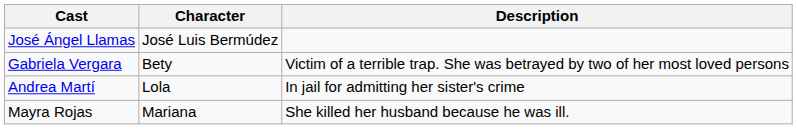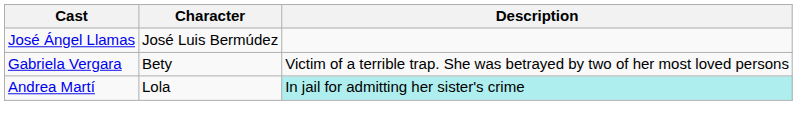(405, 87) no background -> (405, 87) paleturquoise background
- row: (50, 111)
